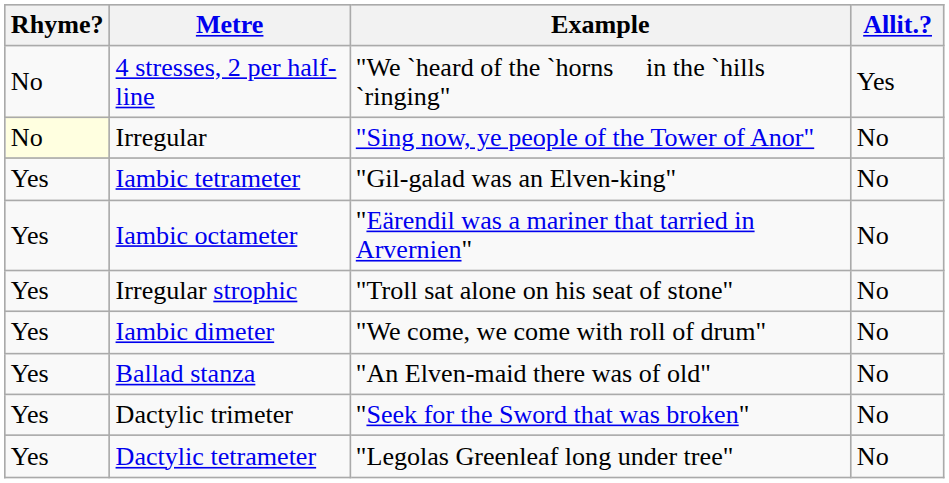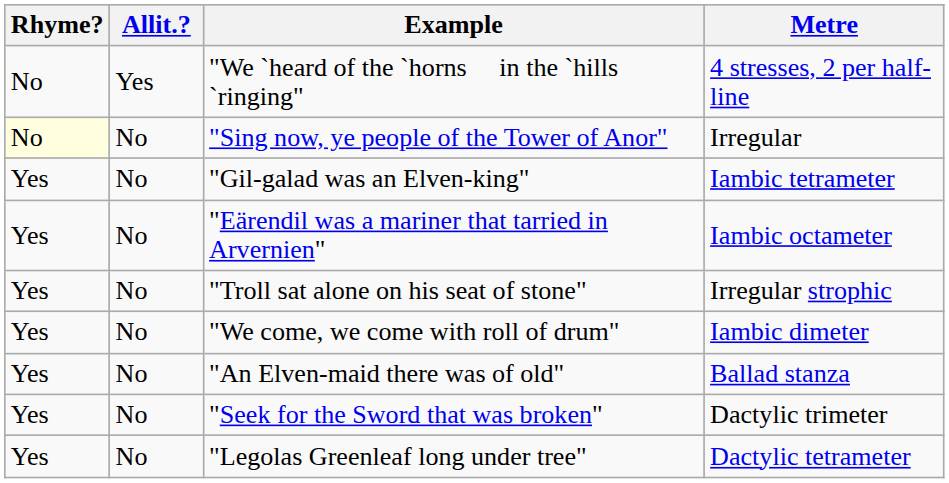columns swapped: (898, 25) <-> (230, 25)
